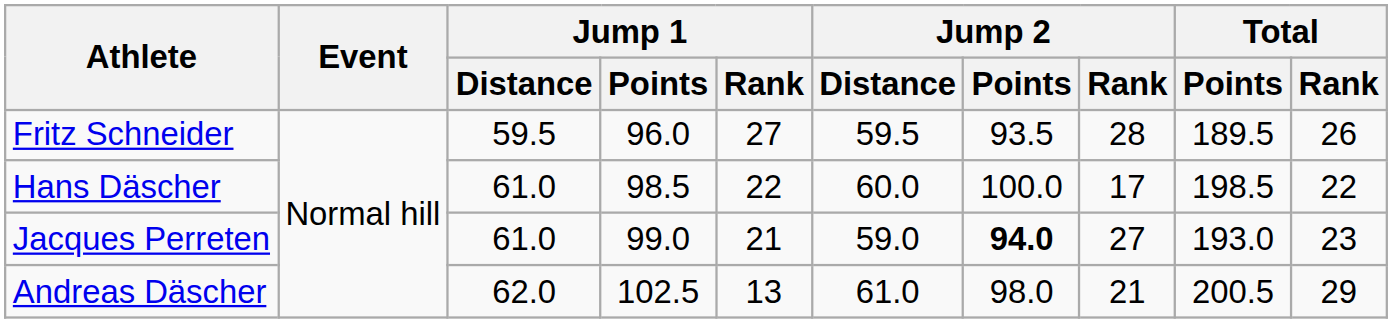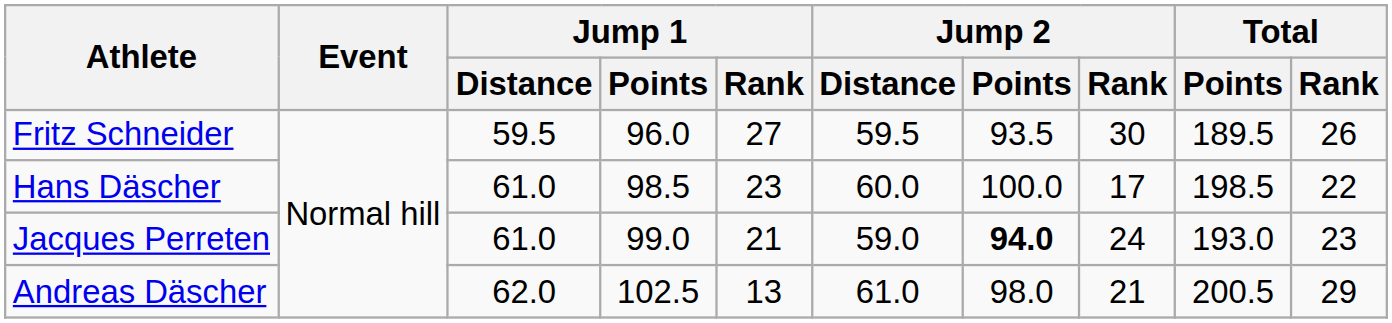(1127, 135) 28 -> (1127, 135) 30
(764, 187) 22 -> (764, 187) 23
(1127, 239) 27 -> (1127, 239) 24
